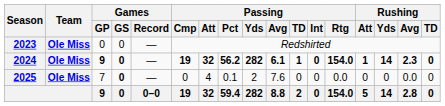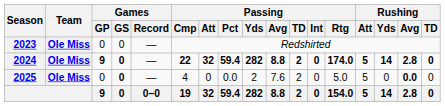(185, 61) 19 -> (185, 61) 22
(230, 61) 56.2 -> (230, 61) 59.4
(278, 61) 6.1 -> (278, 61) 8.8
(299, 61) 1 -> (299, 61) 2
(340, 61) 154.0 -> (340, 61) 174.0
(365, 61) 1 -> (365, 61) 5
(410, 61) 2.3 -> (410, 61) 2.8
(102, 77) 7 -> (102, 77) 0
(185, 77) 0 -> (185, 77) 4
(208, 77) 4 -> (208, 77) 0
(230, 77) 0.1 -> (230, 77) 0.0
(299, 77) 0 -> (299, 77) 2
(340, 77) 0.0 -> (340, 77) 5.0
(365, 77) 0 -> (365, 77) 5
(410, 77) normal -> (410, 77) bold
